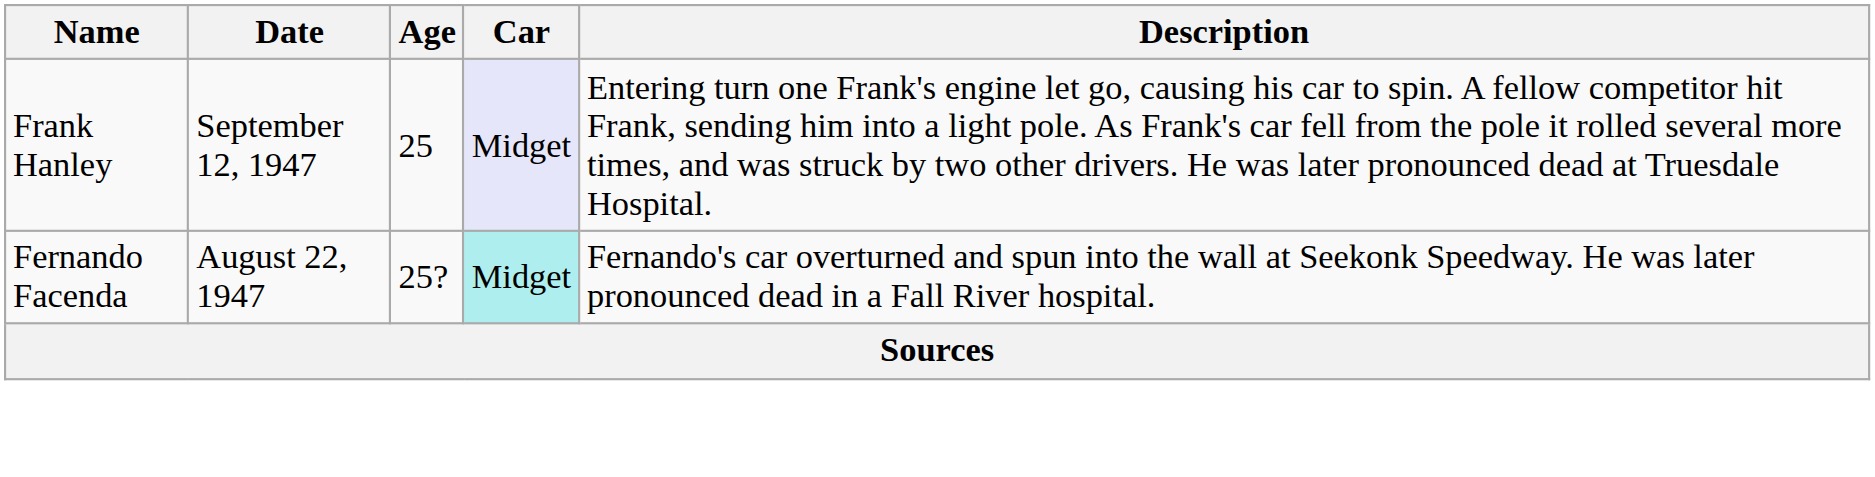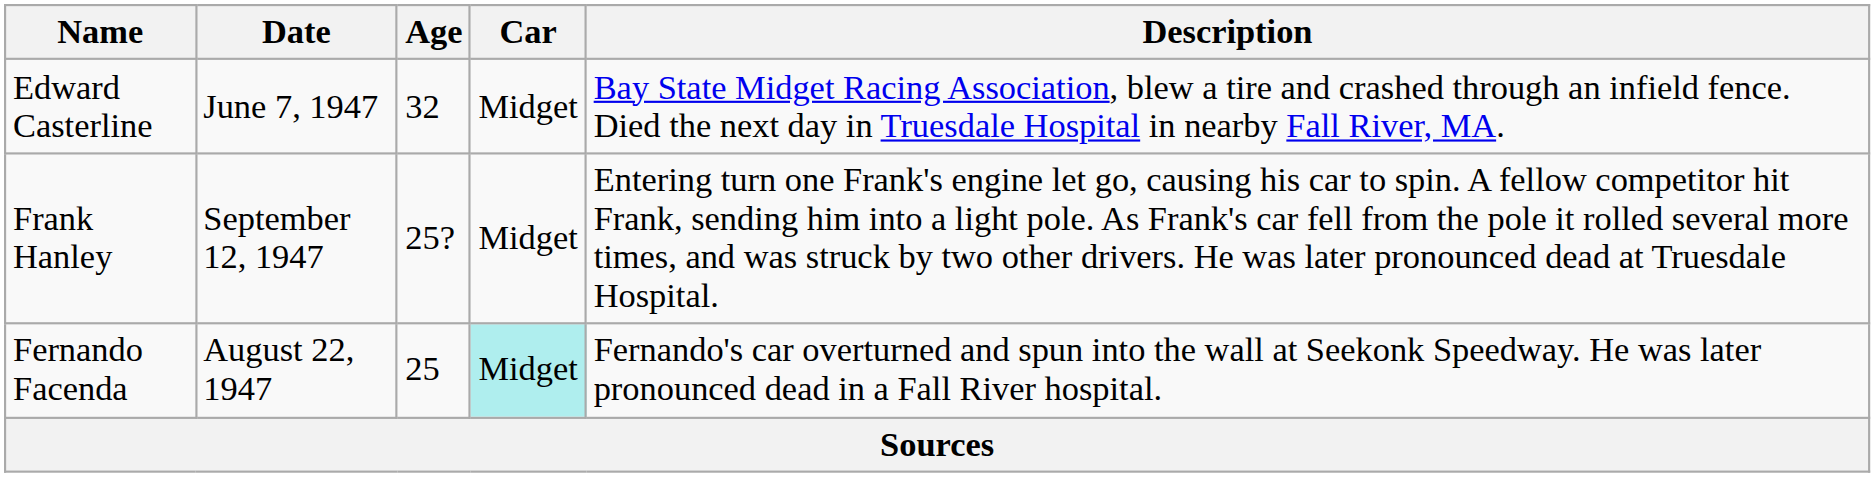+ row: (83, 105)
(416, 144) 25 -> (430, 237) 25?
(521, 144) lavender background -> (528, 237) no background
(423, 276) 25? -> (422, 369) 25
